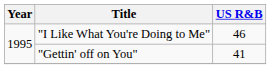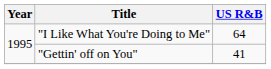(239, 34) 46 -> (239, 34) 64
